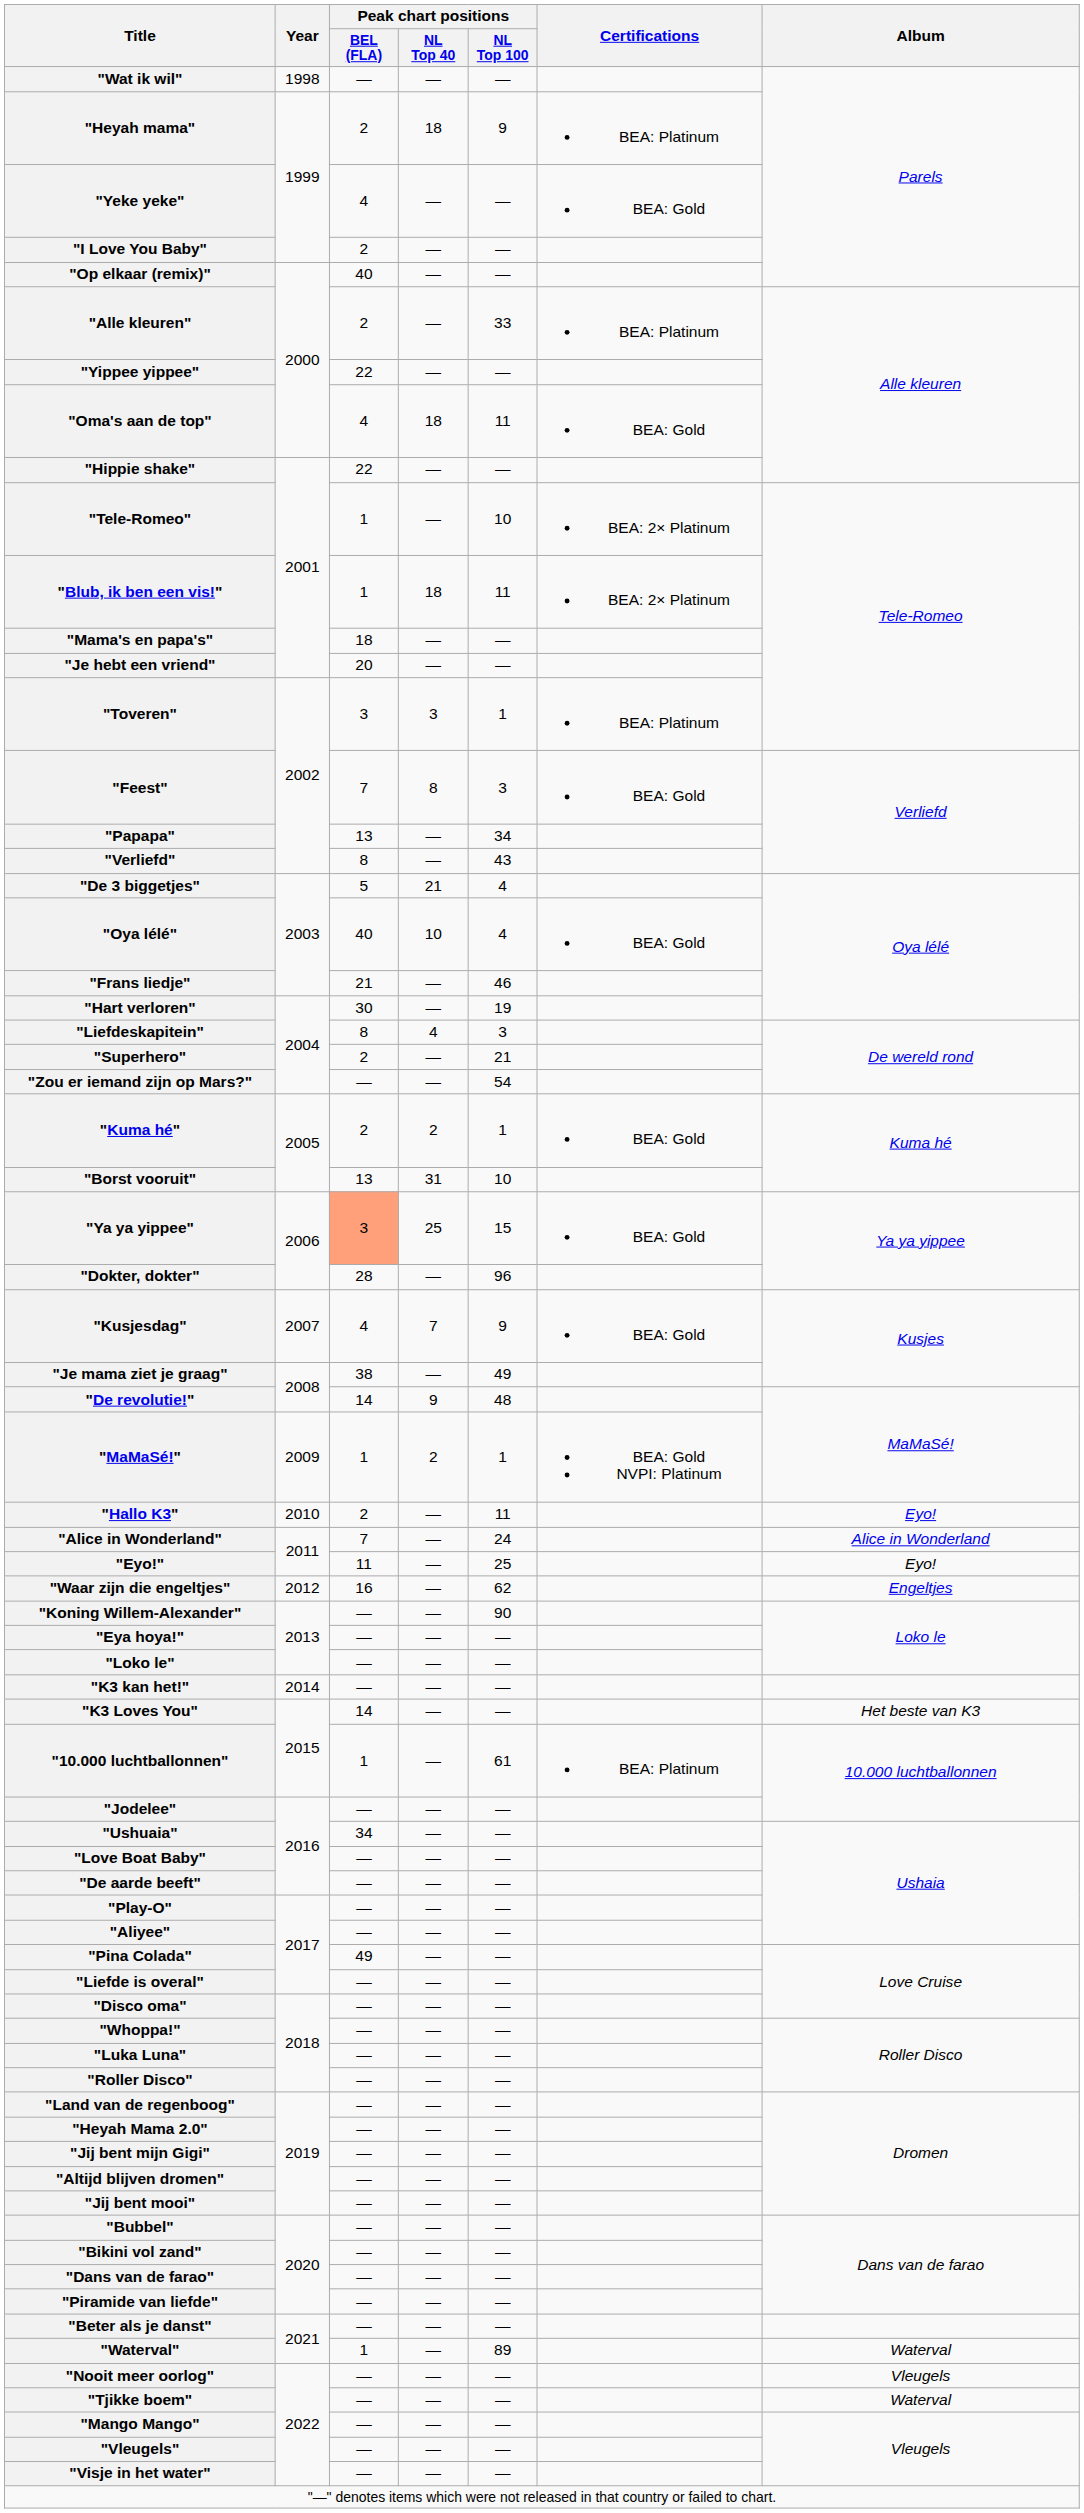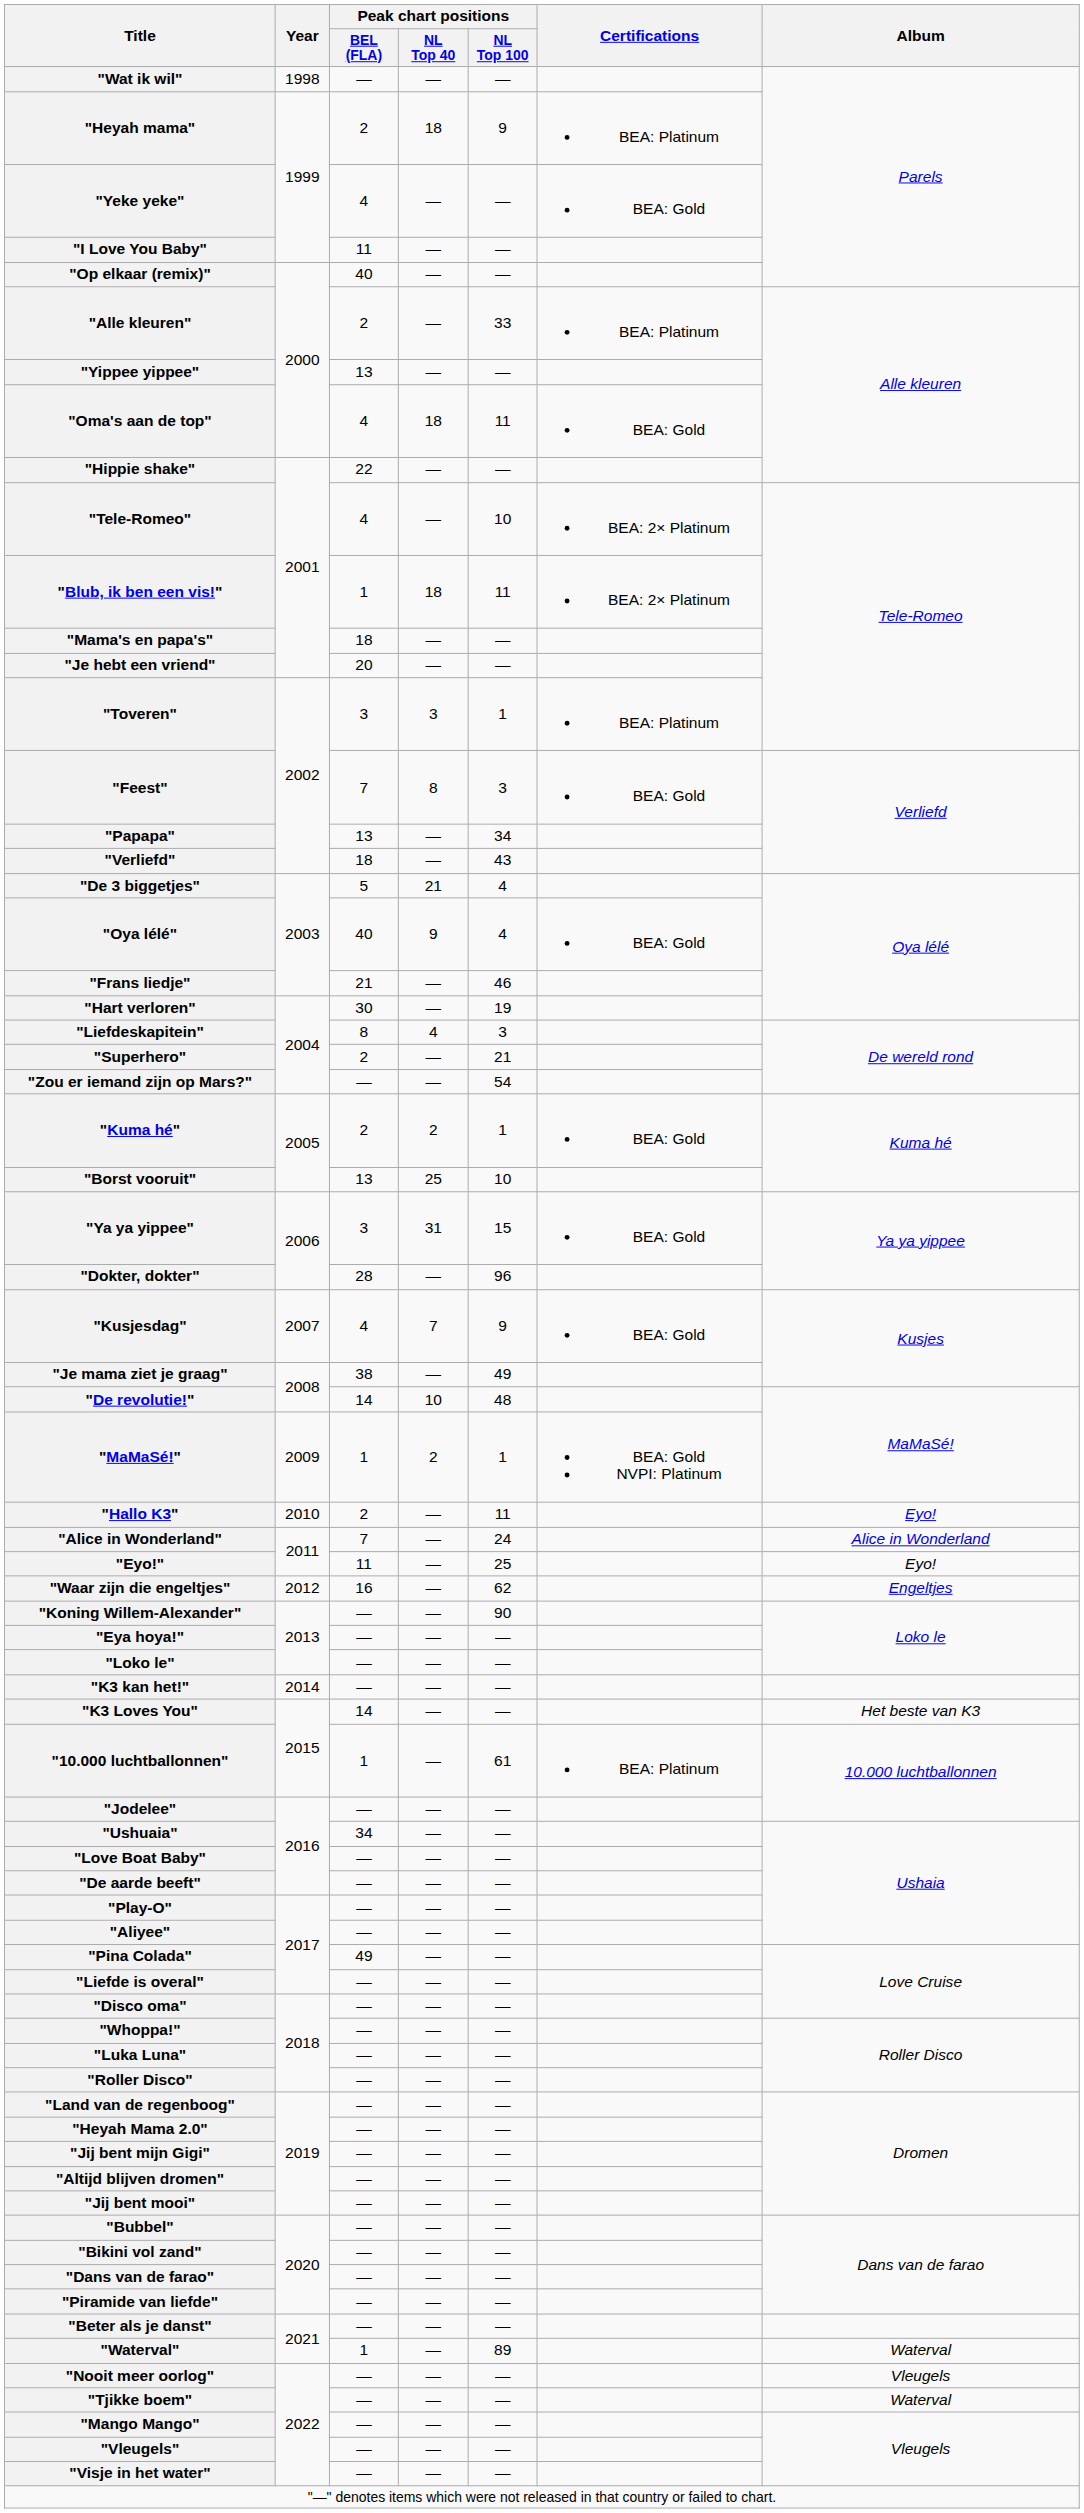(364, 249) 2 -> (364, 249) 11
(364, 372) 22 -> (364, 372) 13
(364, 518) 1 -> (364, 518) 4
(364, 860) 8 -> (364, 860) 18
(433, 934) 10 -> (433, 934) 9
(433, 1179) 31 -> (433, 1179) 25
(364, 1228) lightsalmon background -> (364, 1228) no background
(433, 1228) 25 -> (433, 1228) 31
(433, 1399) 9 -> (433, 1399) 10
